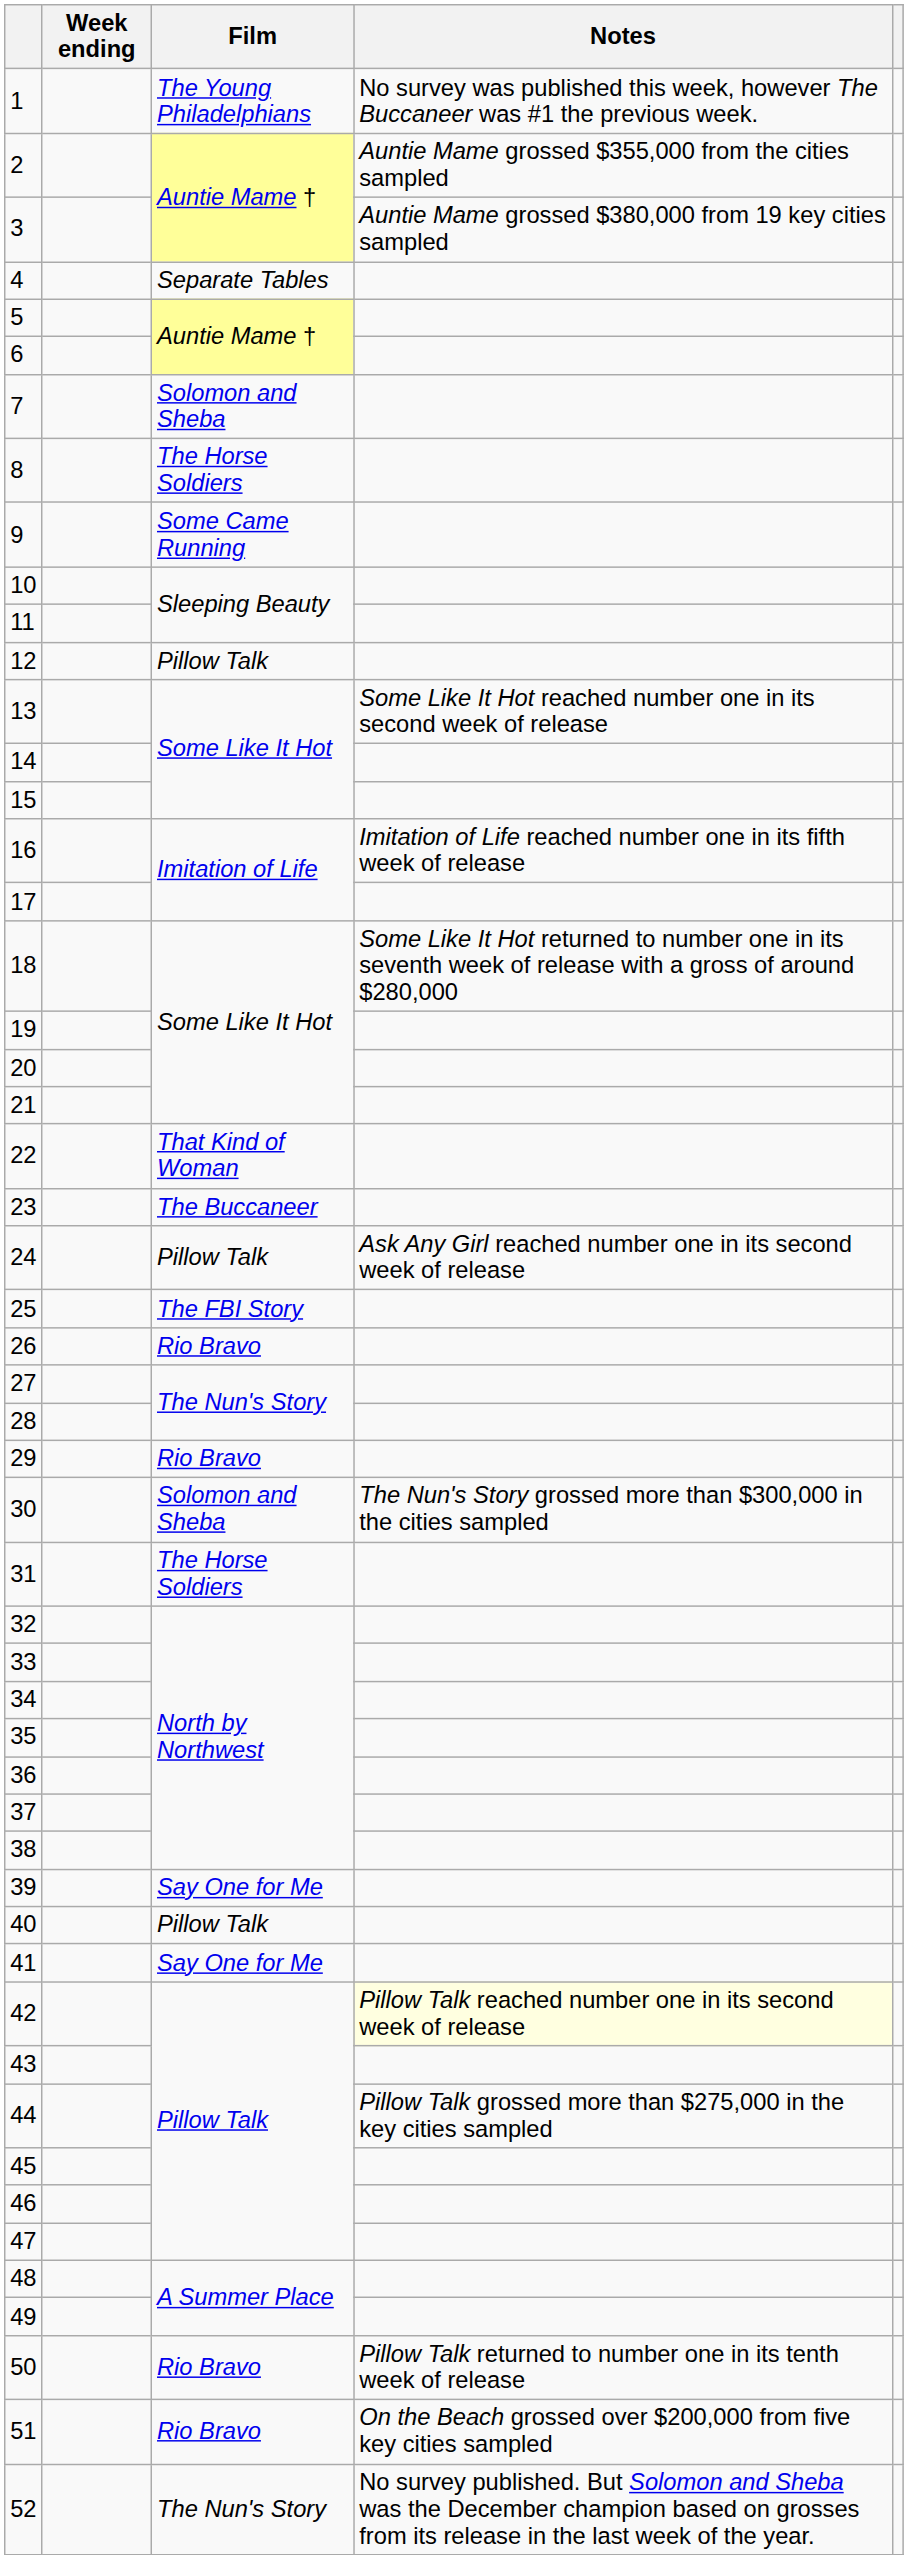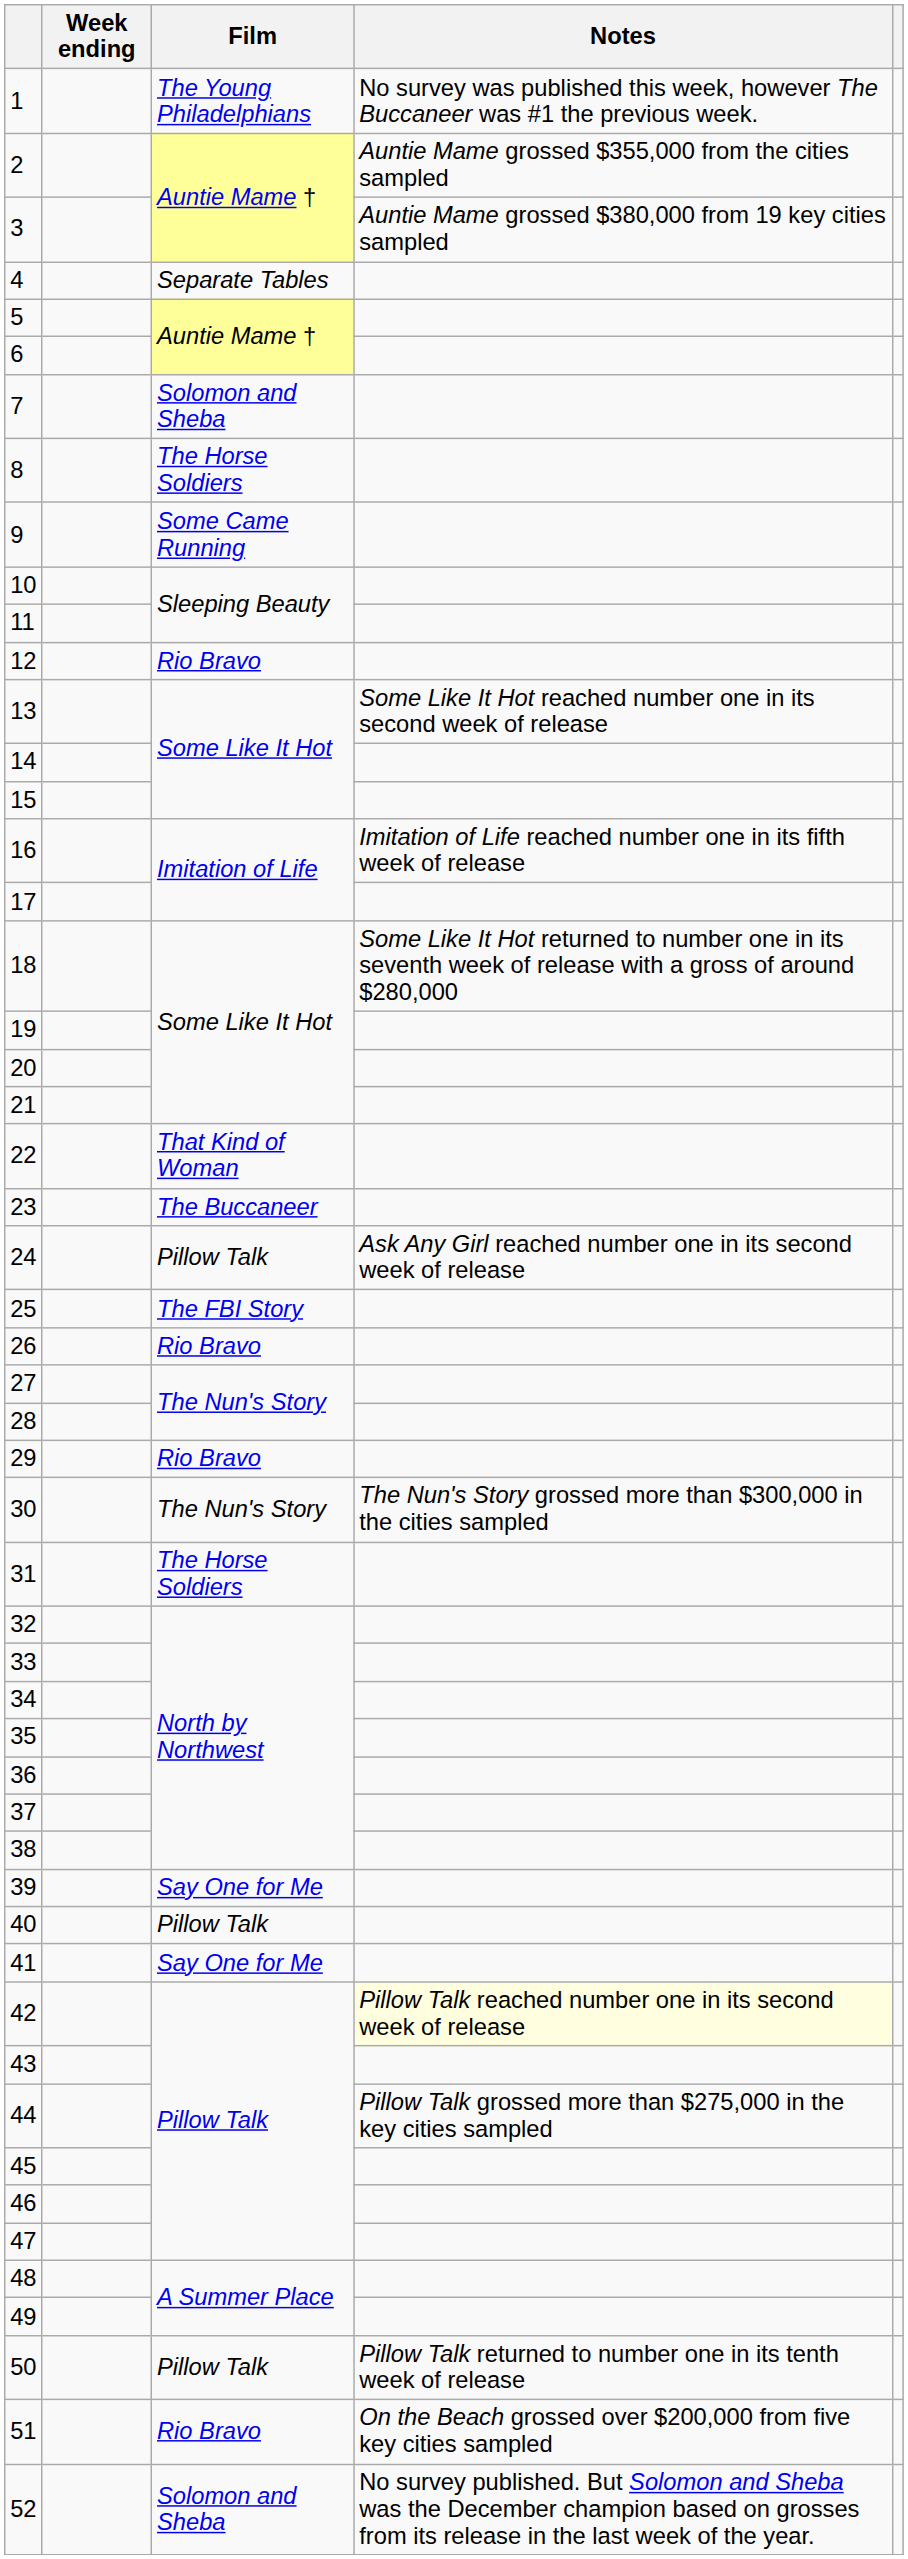(212, 660) Pillow Talk -> (209, 660) Rio Bravo
(227, 1509) Solomon and Sheba -> (242, 1509) The Nun's Story
(209, 2367) Rio Bravo -> (212, 2367) Pillow Talk
(242, 2508) The Nun's Story -> (227, 2508) Solomon and Sheba
